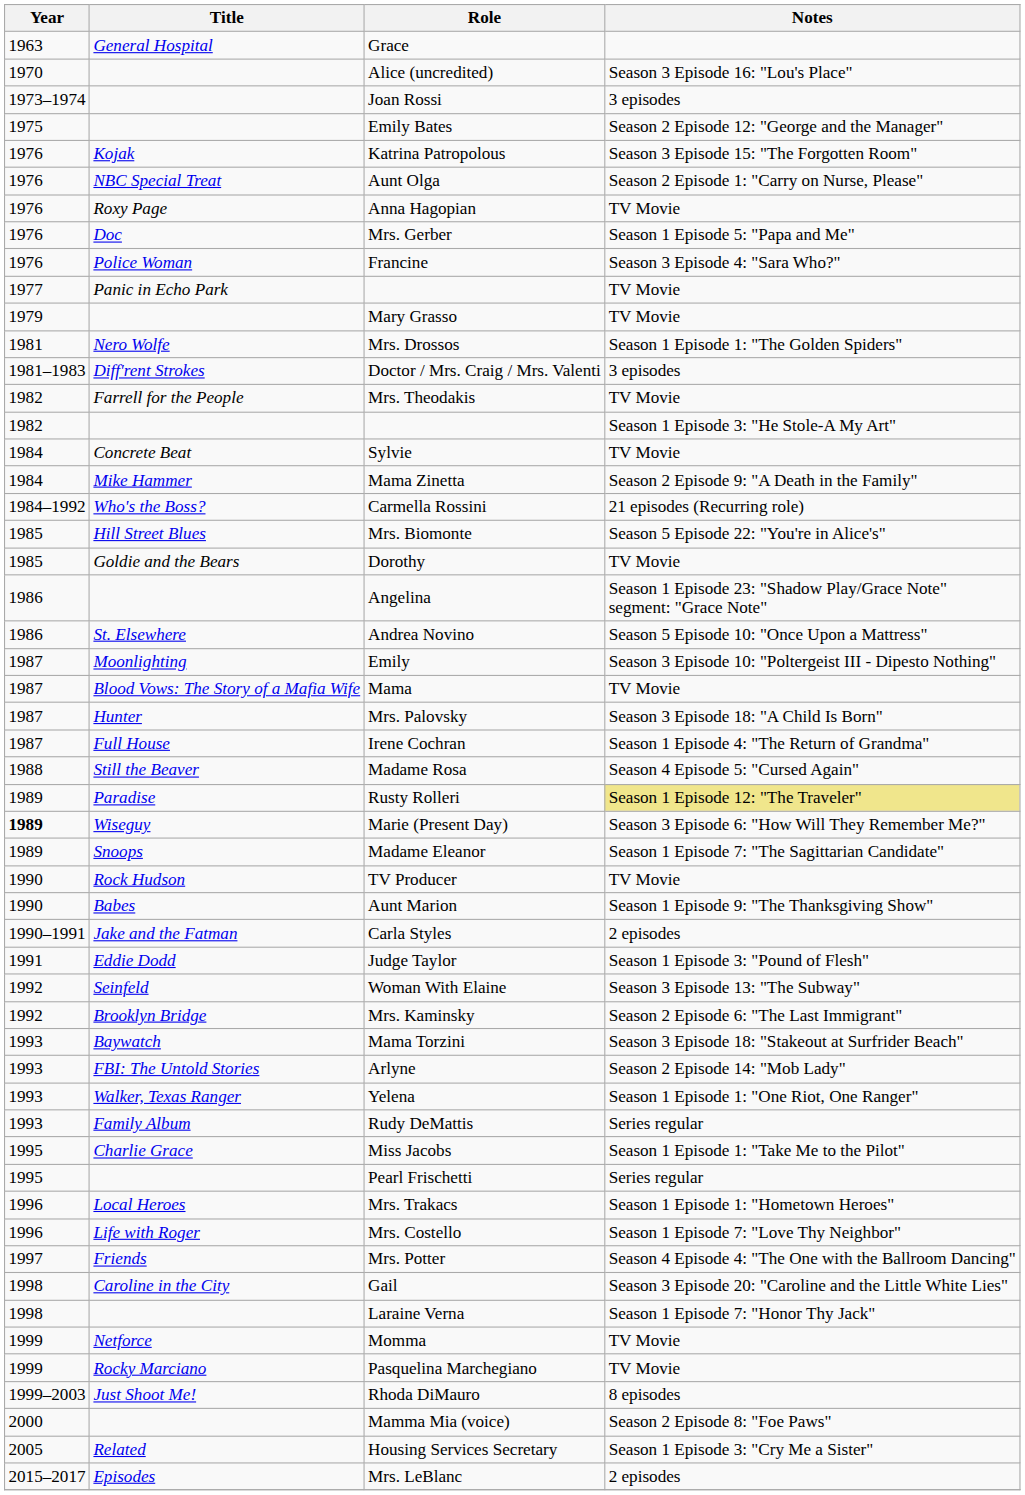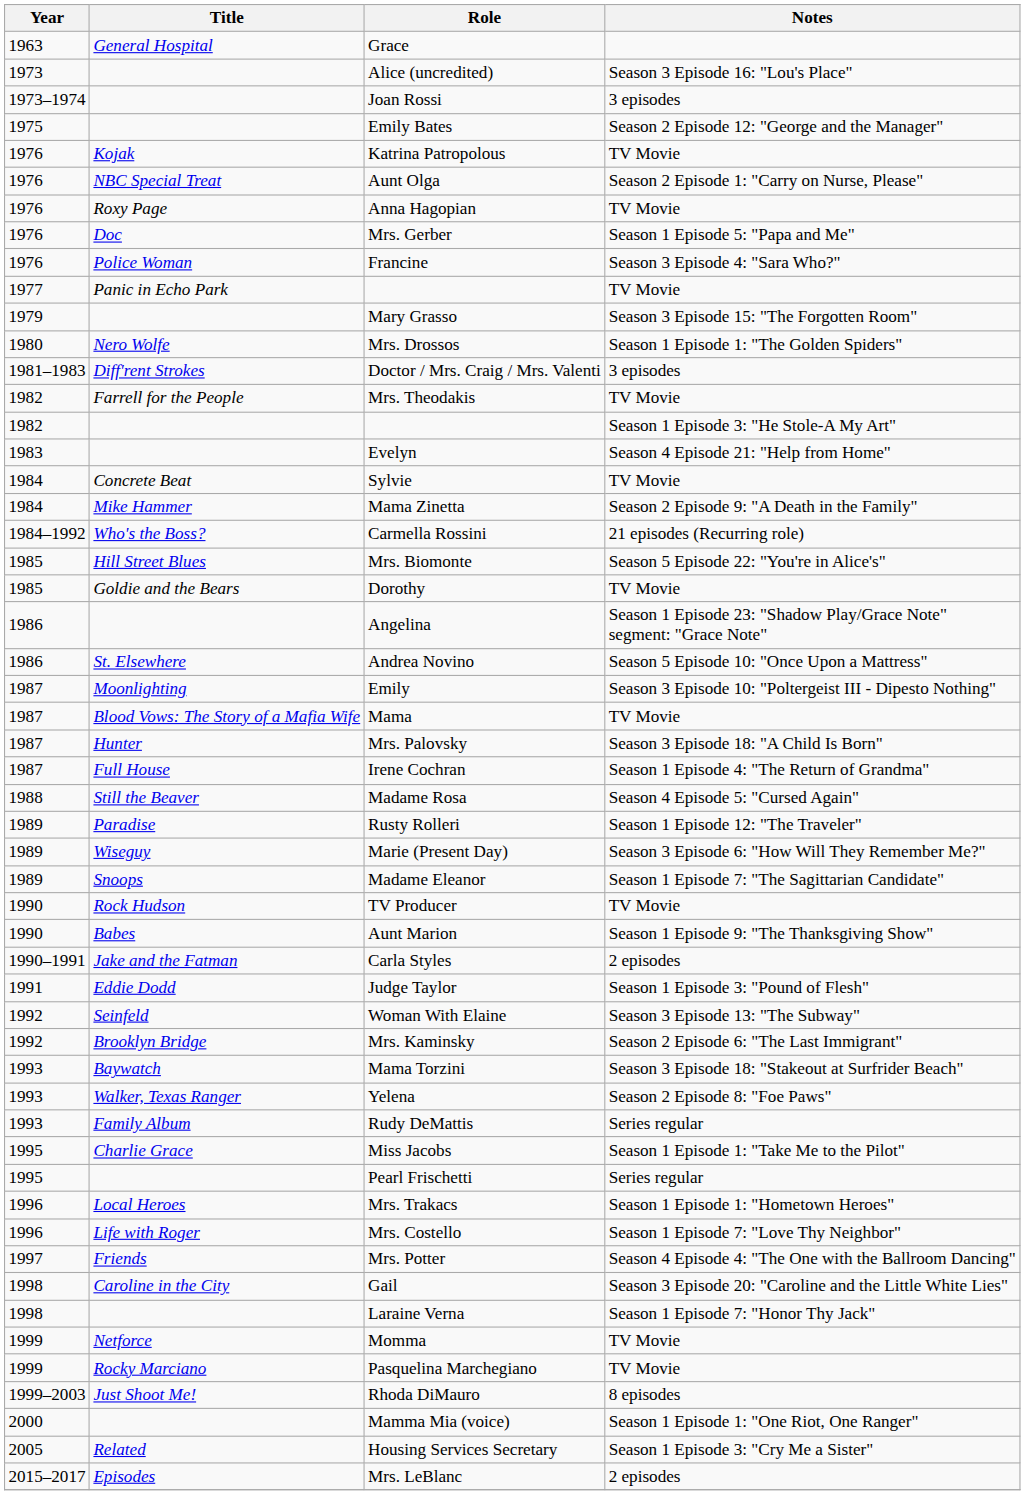(26, 72) 1970 -> (26, 72) 1973
(763, 153) Season 3 Episode 15: "The Forgotten Room" -> (644, 153) TV Movie
(644, 316) TV Movie -> (763, 316) Season 3 Episode 15: "The Forgotten Room"
(26, 343) 1981 -> (26, 343) 1980
+ row: (227, 453)
(735, 797) khaki background -> (735, 824) no background
(26, 824) bold -> (26, 851) normal
- row: (176, 1069)
(764, 1096) Season 1 Episode 1: "One Riot, One Ranger" -> (720, 1096) Season 2 Episode 8: "Foe Paws"
(720, 1422) Season 2 Episode 8: "Foe Paws" -> (764, 1422) Season 1 Episode 1: "One Riot, One Ranger"
